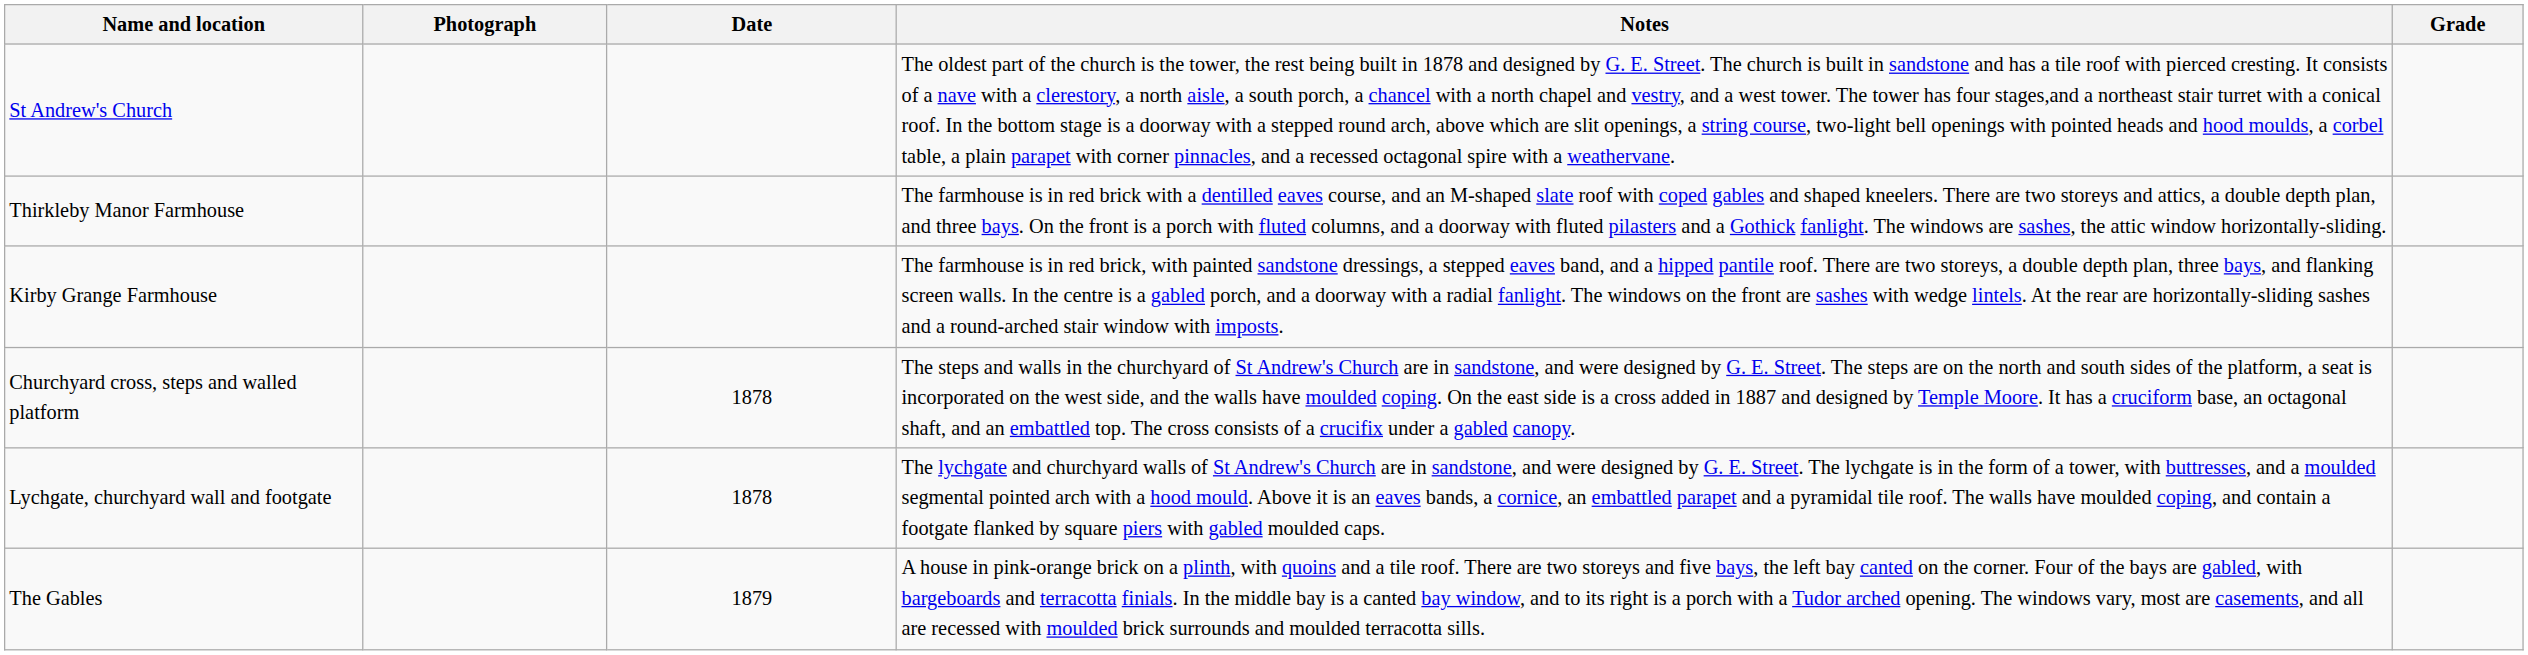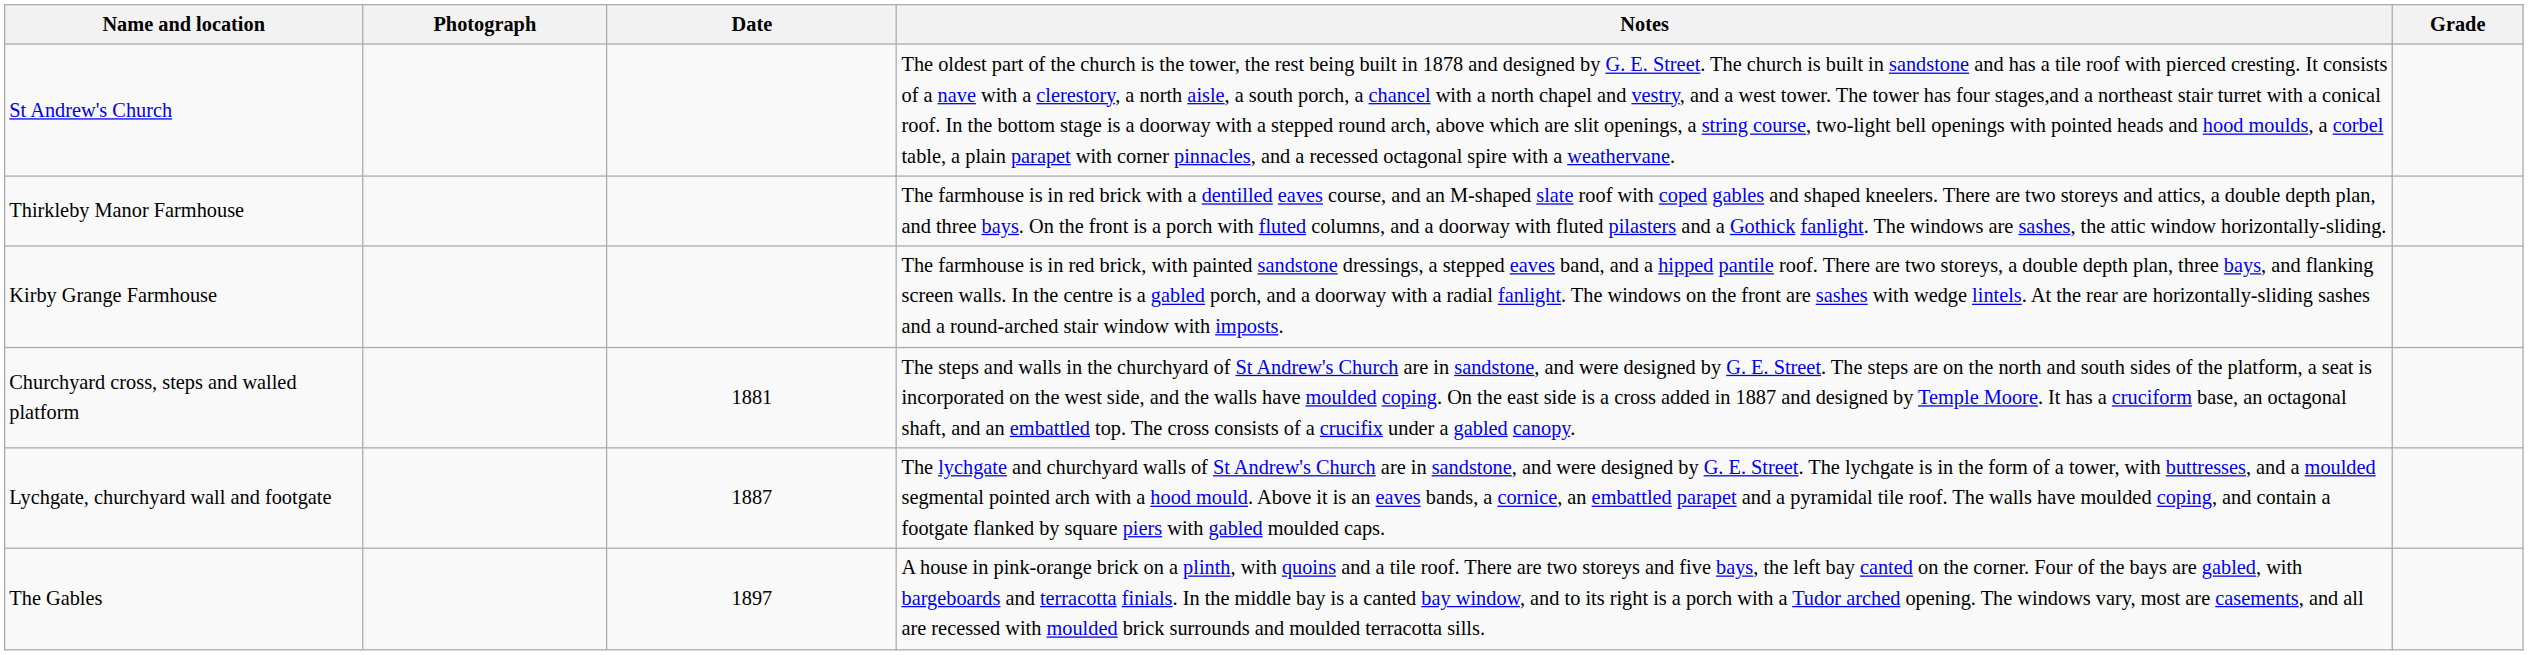(752, 397) 1878 -> (752, 397) 1881
(752, 497) 1878 -> (752, 497) 1887
(752, 598) 1879 -> (752, 598) 1897
